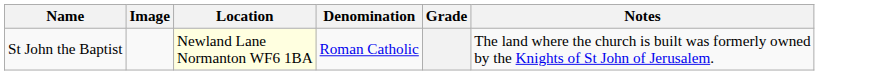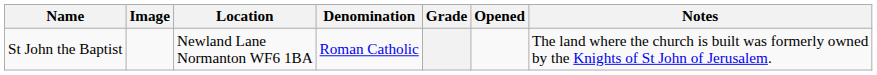+ column: (500, 16)
(245, 49) lightyellow background -> (245, 49) no background
